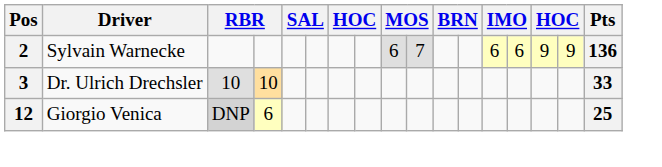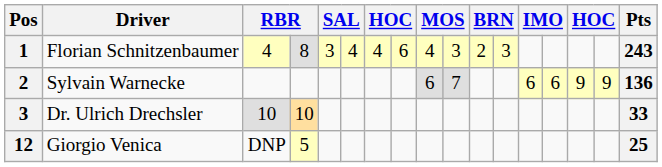+ row: (143, 51)
(231, 114) lightgrey background -> (267, 145) no background
(268, 114) 6 -> (304, 145) 5
